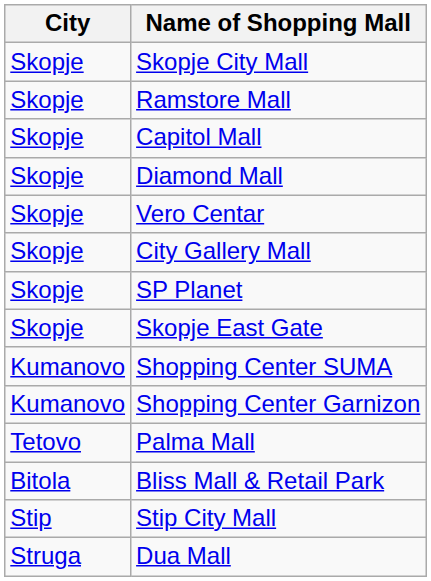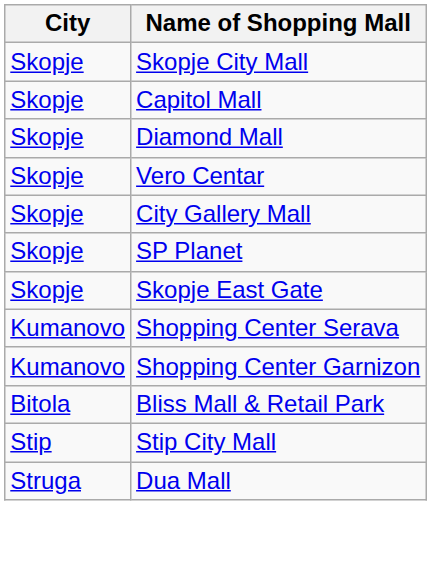- row: (213, 99)
- row: (264, 366)
+ row: (268, 328)
- row: (195, 442)
